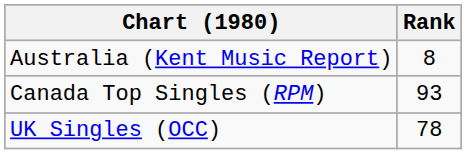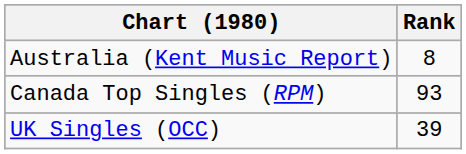(429, 130) 78 -> (429, 130) 39
